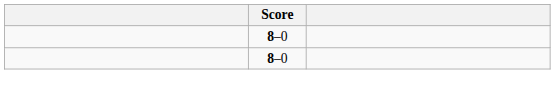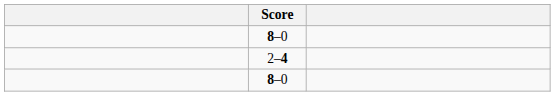+ row: (127, 58)
